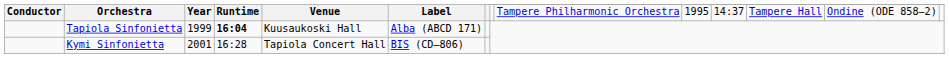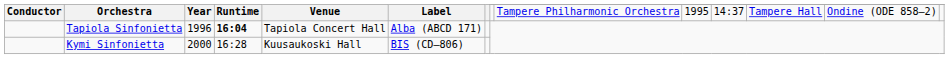(199, 29) 1999 -> (199, 29) 1996
(313, 29) Kuusaukoski Hall -> (325, 29) Tapiola Concert Hall
(199, 46) 2001 -> (199, 46) 2000
(325, 46) Tapiola Concert Hall -> (313, 46) Kuusaukoski Hall
